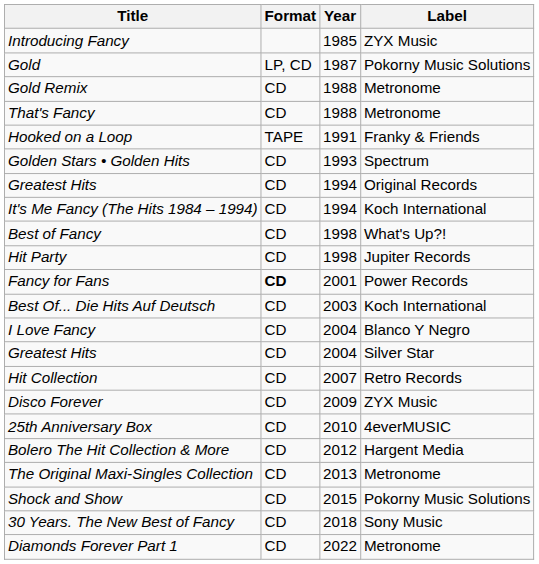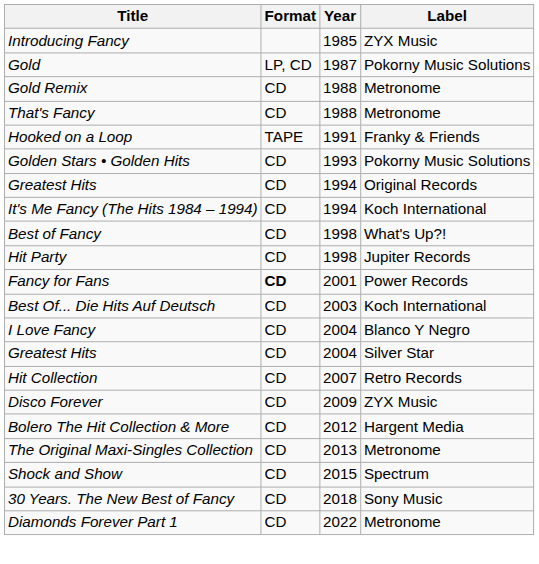(396, 161) Spectrum -> (447, 161) Pokorny Music Solutions
- row: (80, 426)
(447, 498) Pokorny Music Solutions -> (396, 474) Spectrum
